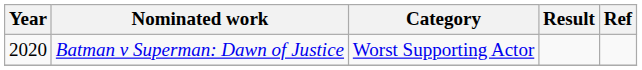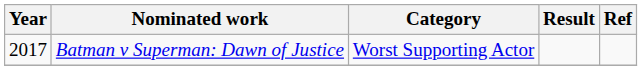(28, 49) 2020 -> (28, 49) 2017
